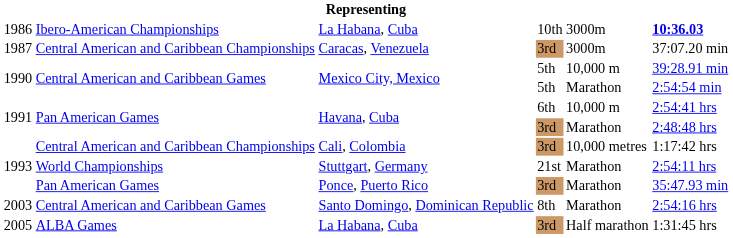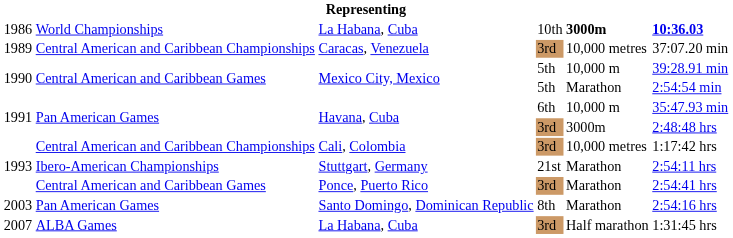(127, 29) Ibero-American Championships -> (99, 29) World Championships
(586, 29) normal -> (586, 29) bold
(18, 48) 1987 -> (18, 48) 1989
(586, 48) 3000m -> (606, 48) 10,000 metres
(685, 107) 2:54:41 hrs -> (690, 107) 35:47.93 min
(594, 127) Marathon -> (586, 127) 3000m
(99, 166) World Championships -> (127, 166) Ibero-American Championships
(97, 185) Pan American Games -> (151, 185) Central American and Caribbean Games
(690, 185) 35:47.93 min -> (685, 185) 2:54:41 hrs
(151, 205) Central American and Caribbean Games -> (97, 205) Pan American Games
(18, 225) 2005 -> (18, 225) 2007
